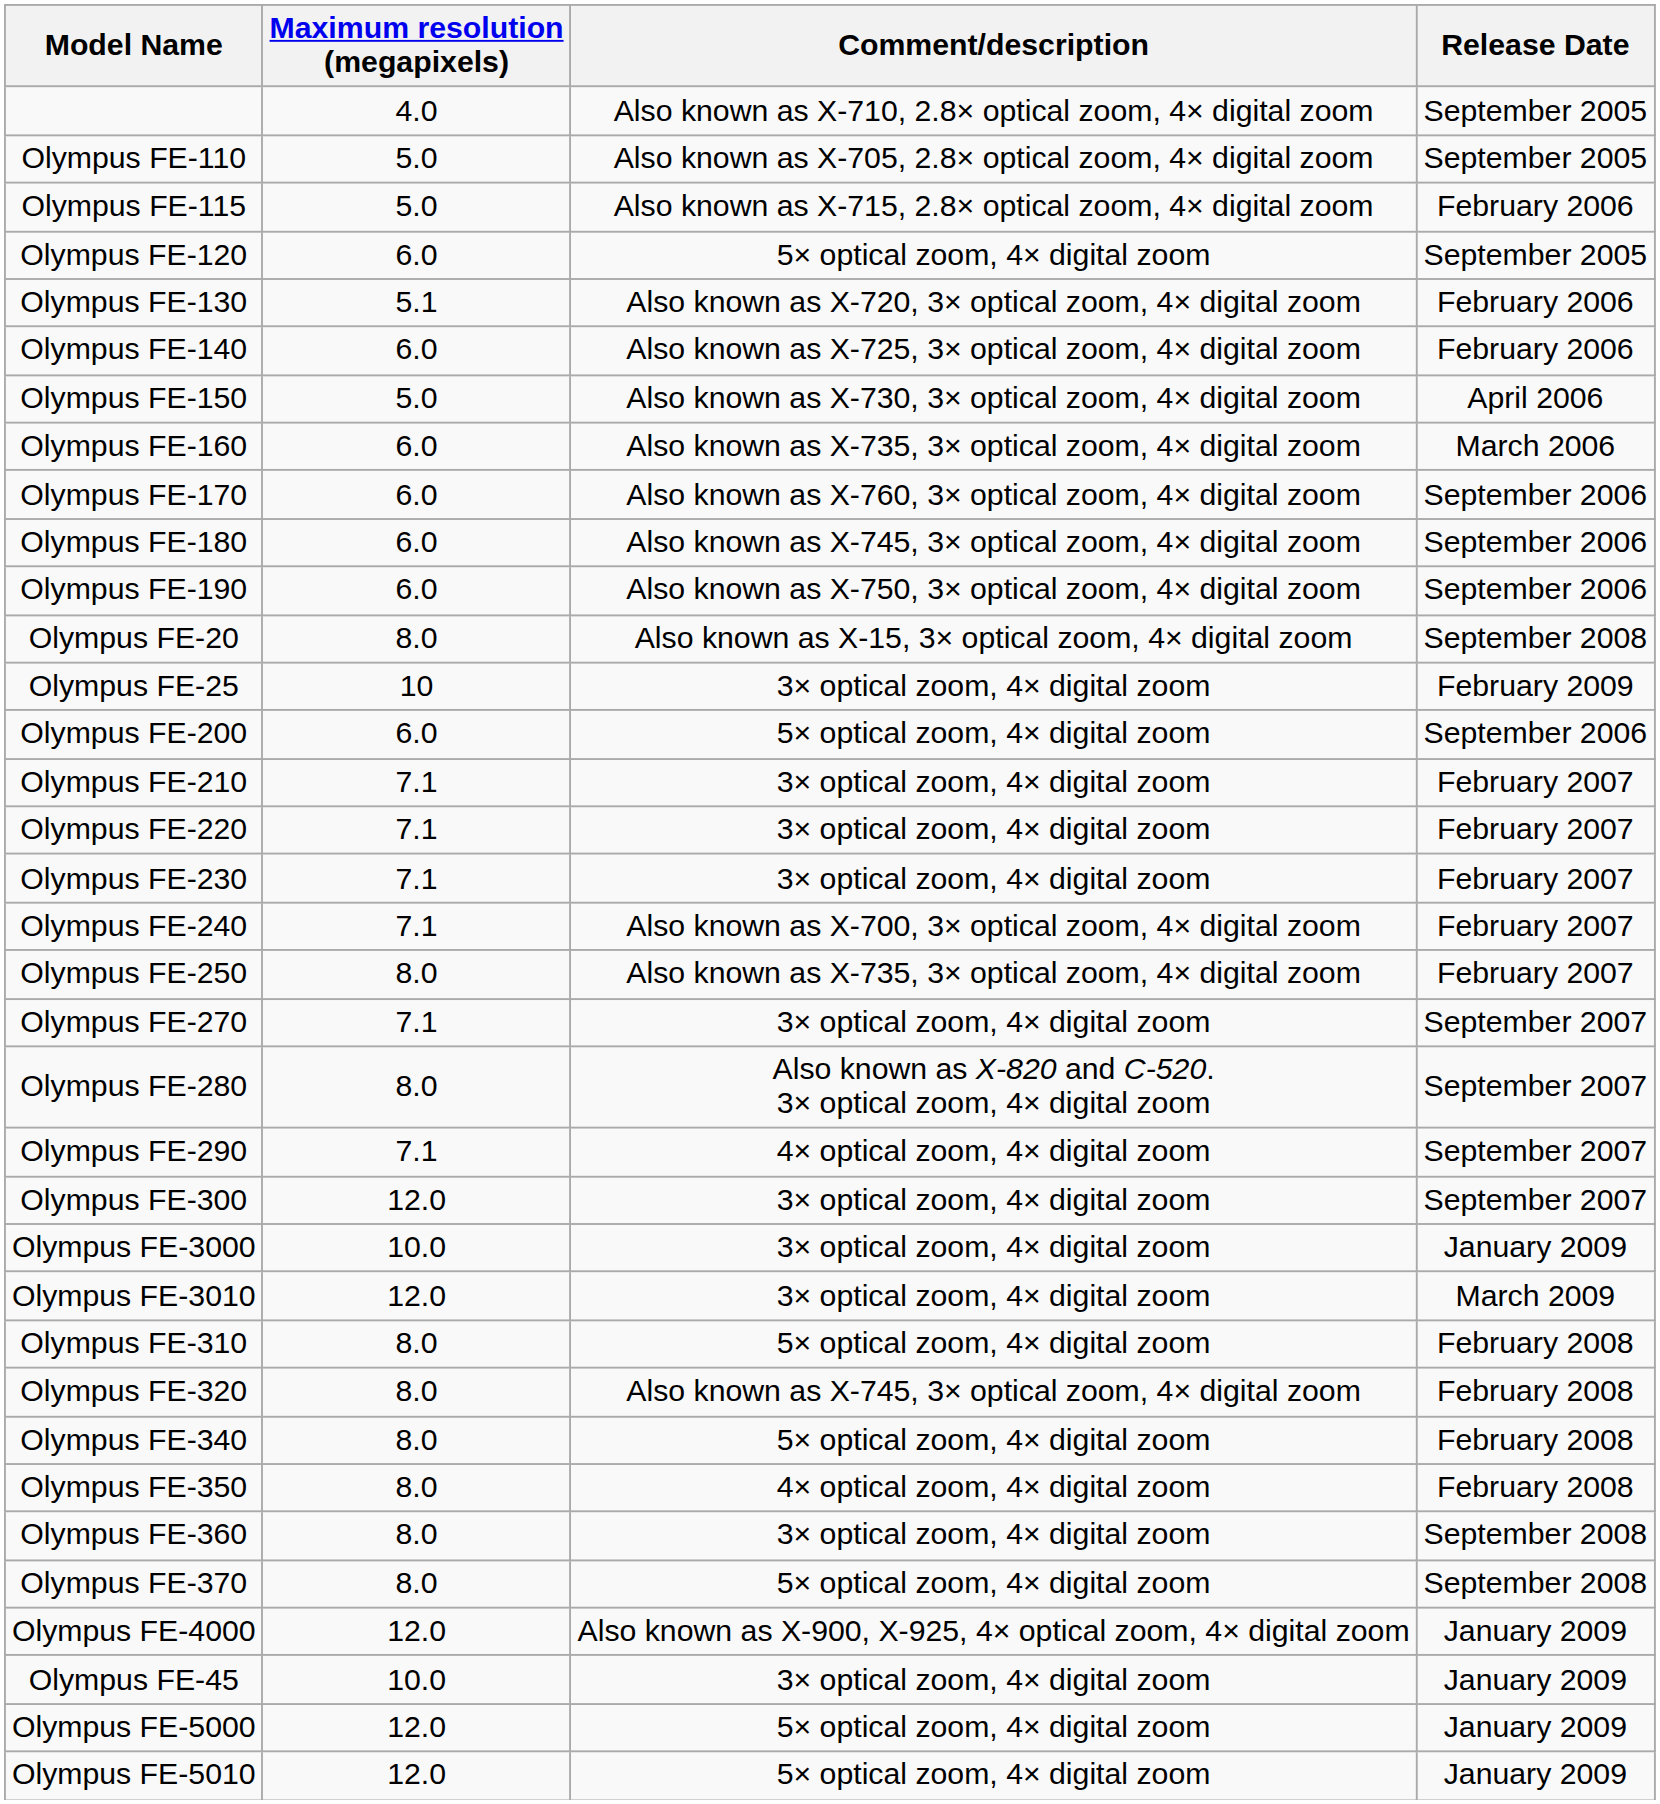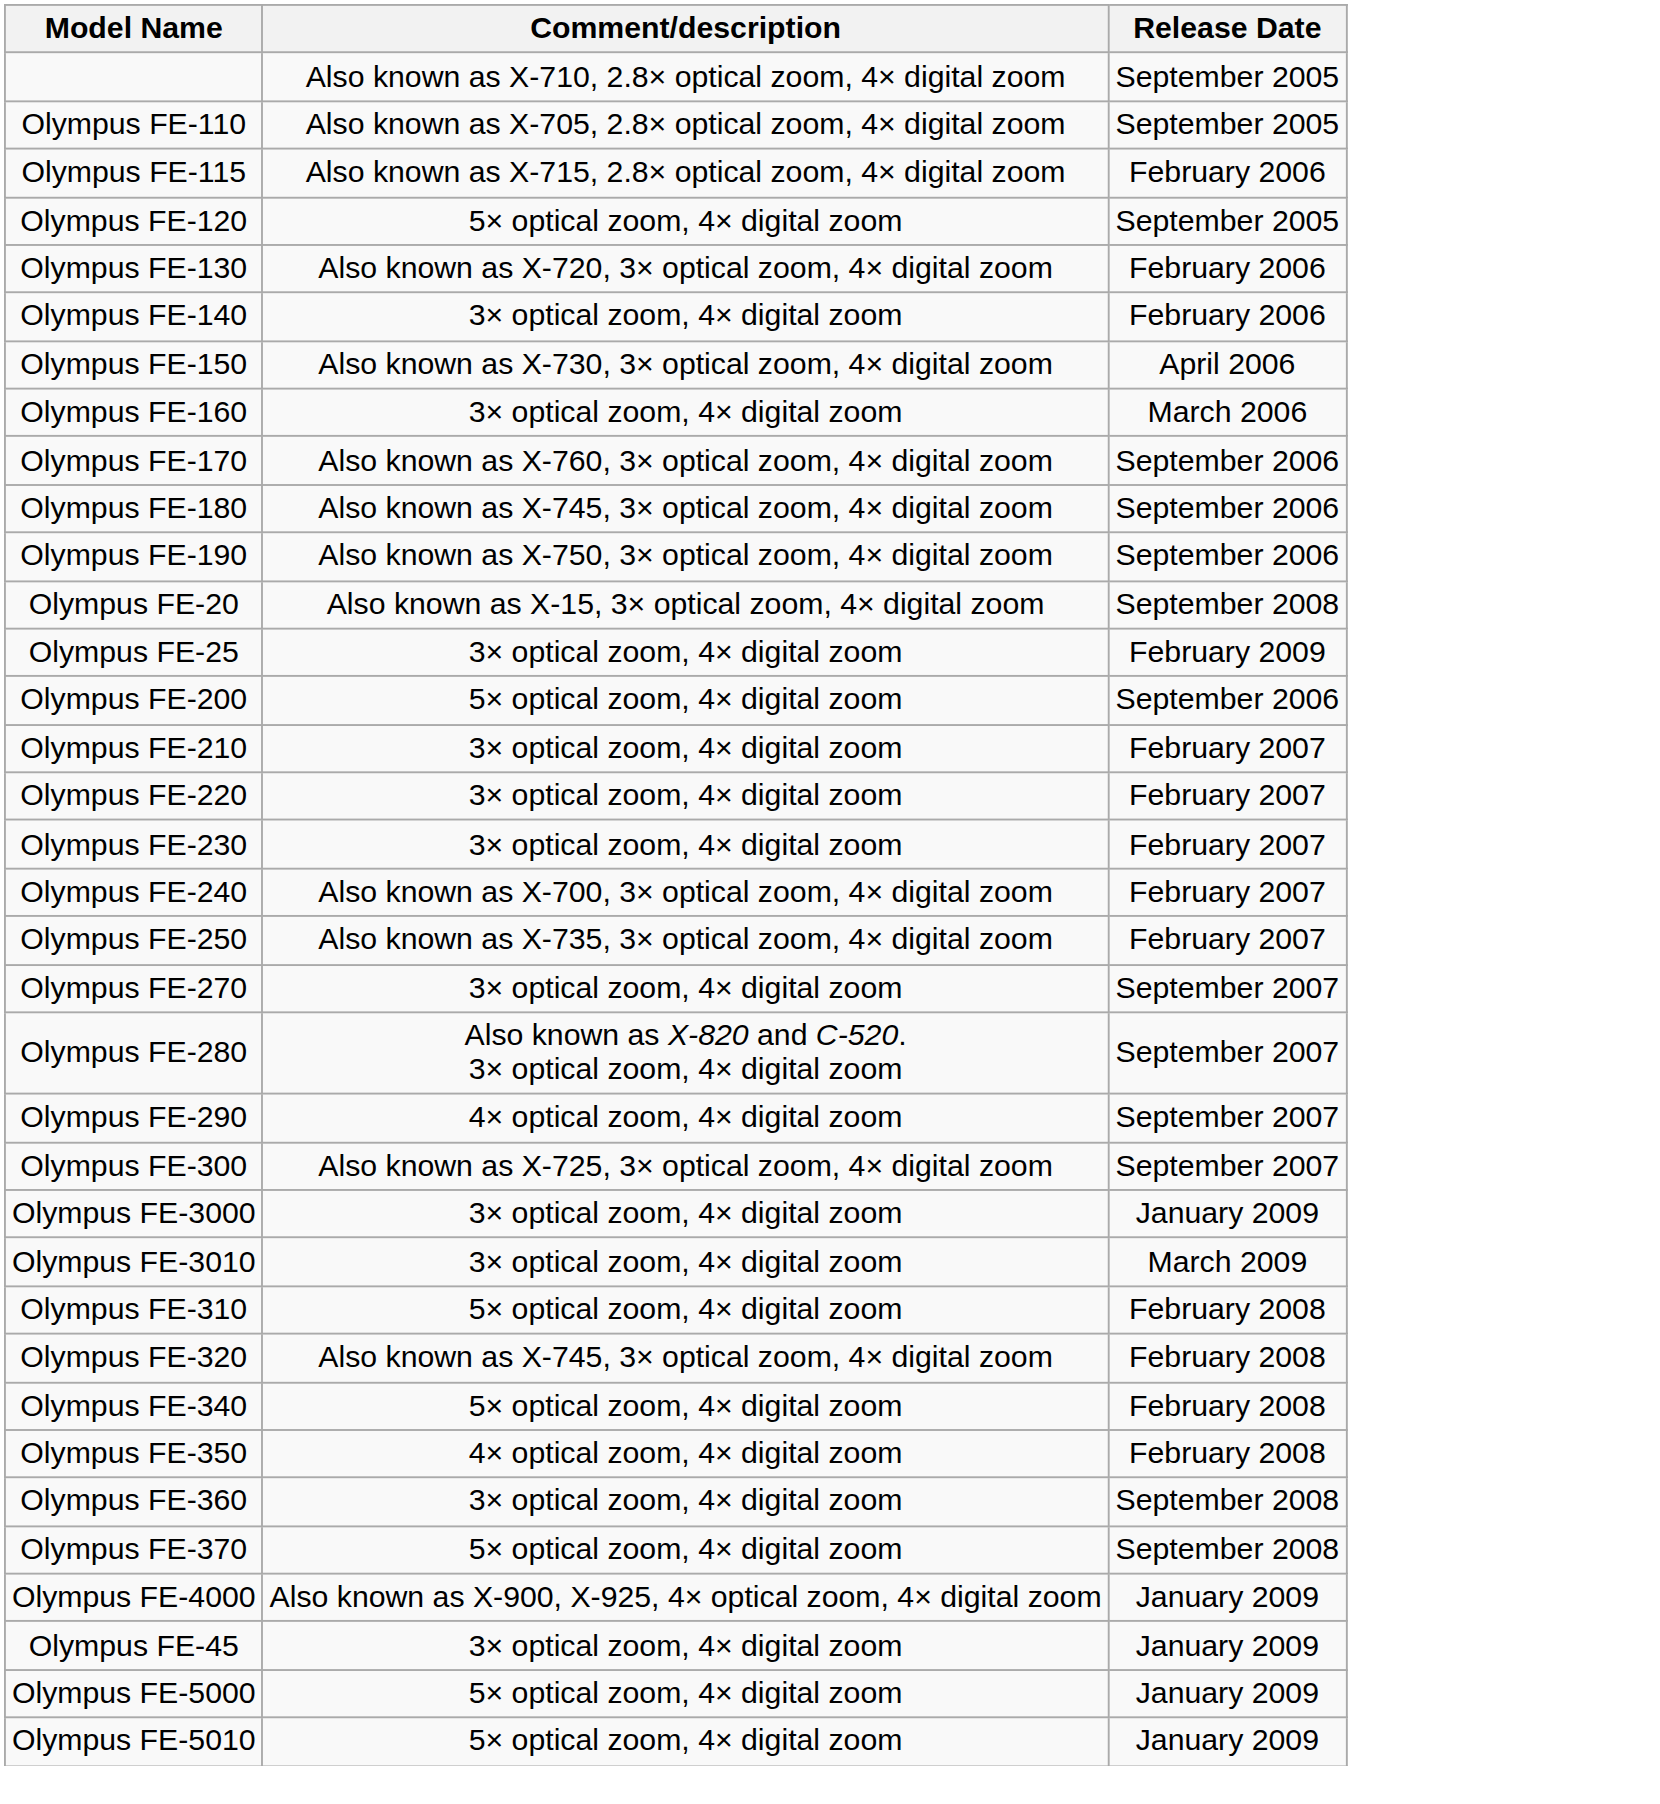- column: (417, 45)
(994, 350) Also known as X-725, 3× optical zoom, 4× digital zoom -> (686, 316) 3× optical zoom, 4× digital zoom
(994, 446) Also known as X-735, 3× optical zoom, 4× digital zoom -> (686, 412) 3× optical zoom, 4× digital zoom
(994, 1199) 3× optical zoom, 4× digital zoom -> (686, 1165) Also known as X-725, 3× optical zoom, 4× digital zoom
